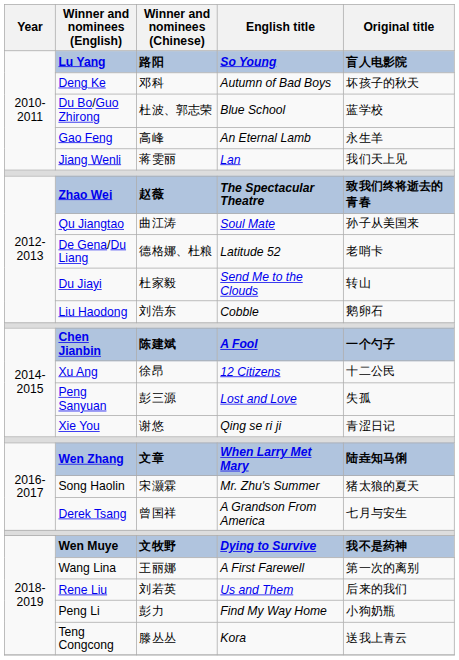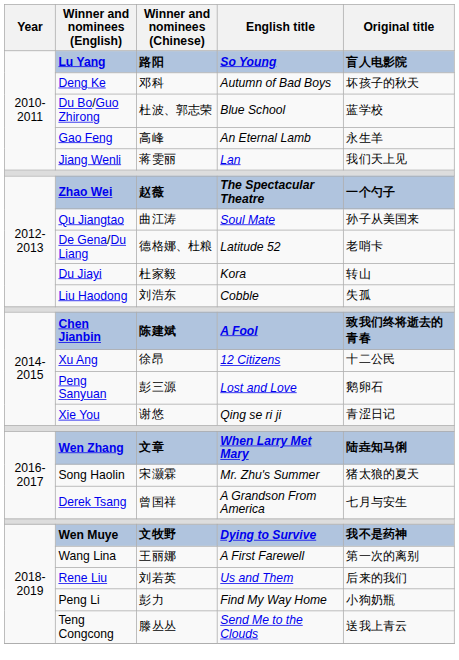(395, 194) 致我们终将逝去的青春 -> (371, 192) 一个勺子
(262, 284) Send Me to the Clouds -> (233, 274) Kora
(365, 311) 鹅卵石 -> (359, 295) 失孤
(371, 344) 一个勺子 -> (395, 330) 致我们终将逝去的青春
(359, 398) 失孤 -> (365, 387) 鹅卵石
(233, 638) Kora -> (262, 627) Send Me to the Clouds
